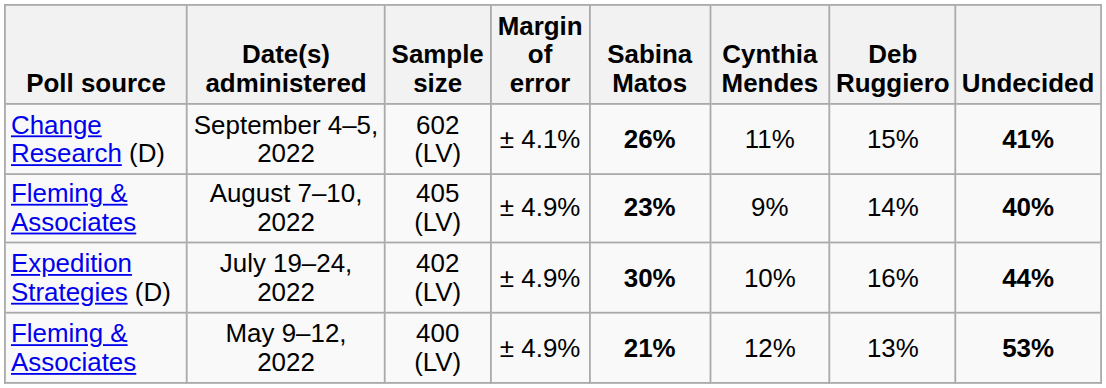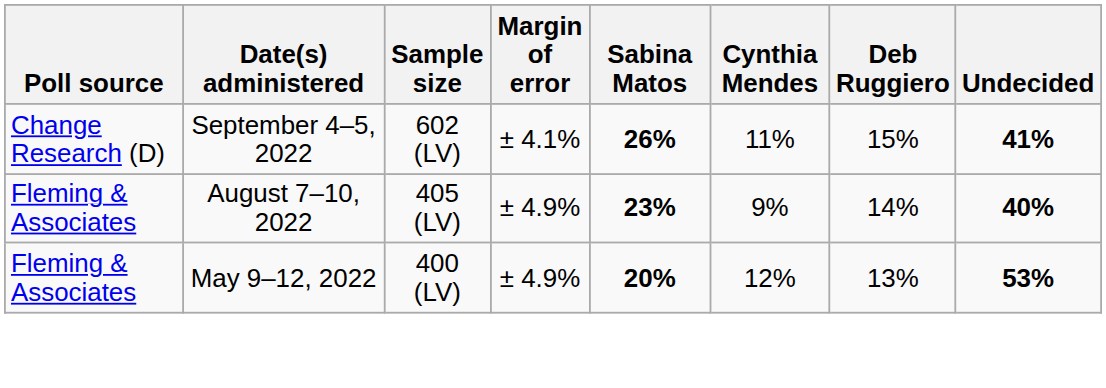- row: (286, 278)
(650, 348) 21% -> (650, 278) 20%
